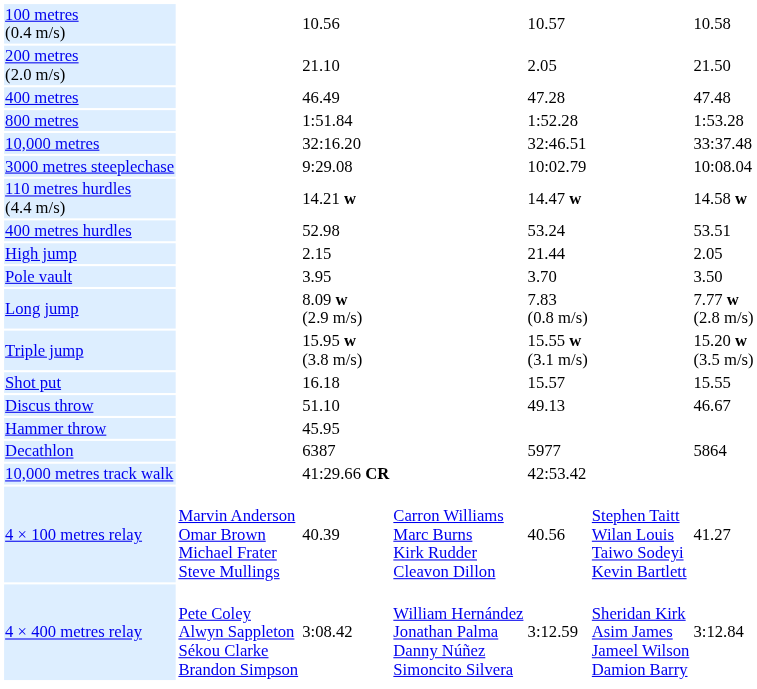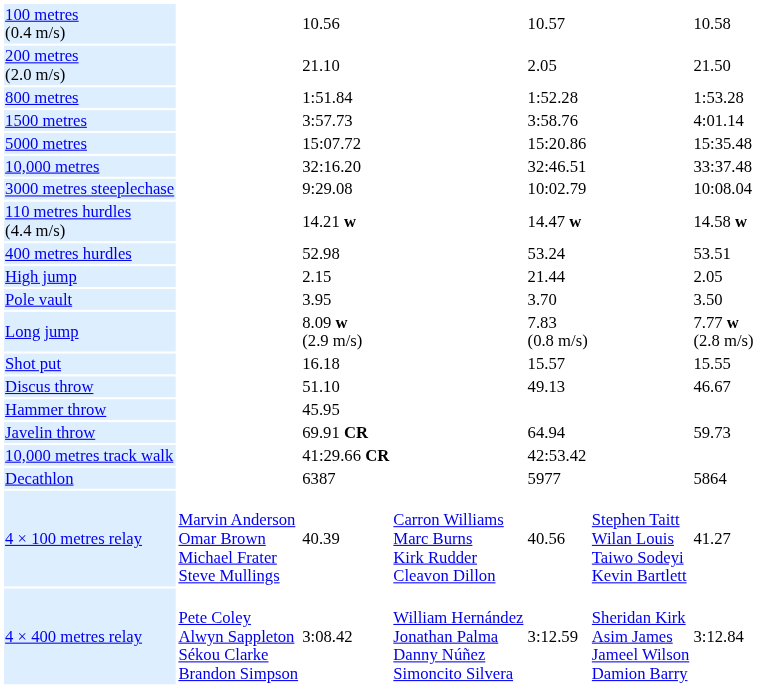- row: (42, 97)
+ row: (46, 120)
+ row: (46, 143)
- row: (44, 350)
+ row: (50, 432)
rows swapped: (39, 451) <-> (89, 474)
